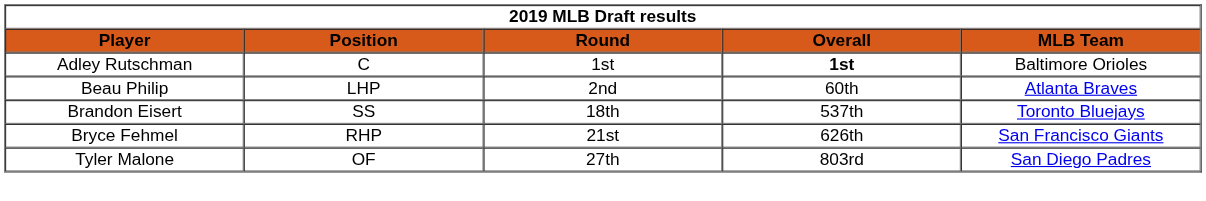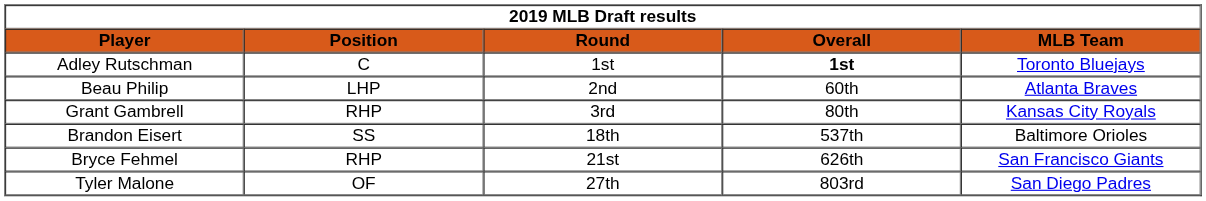(1081, 64) Baltimore Orioles -> (1081, 64) Toronto Bluejays
+ row: (125, 111)
(1081, 111) Toronto Bluejays -> (1081, 135) Baltimore Orioles
